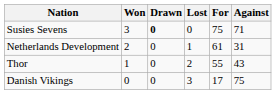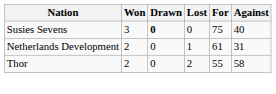(239, 30) 71 -> (239, 30) 40
(127, 64) 1 -> (127, 64) 2
(239, 64) 43 -> (239, 64) 58
- row: (40, 81)
